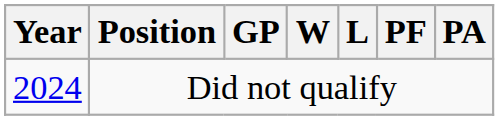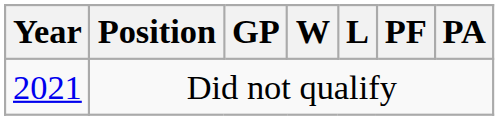(47, 86) 2024 -> (47, 86) 2021
